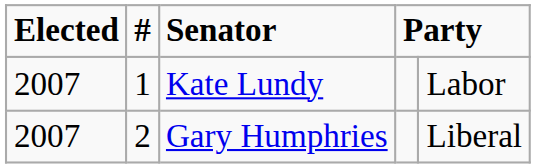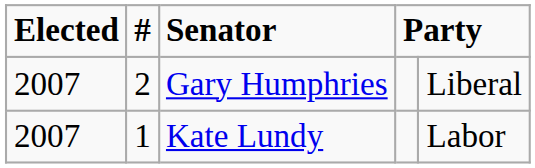rows swapped: (245, 83) <-> (277, 135)
